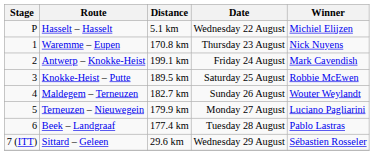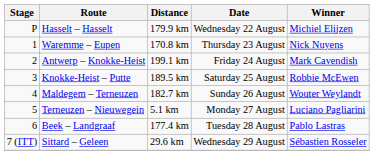(164, 28) 5.1 km -> (169, 28) 179.9 km
(169, 110) 179.9 km -> (164, 110) 5.1 km
